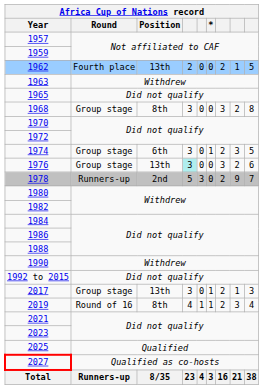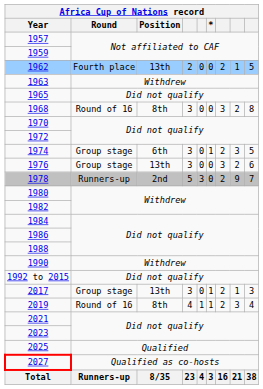(104, 109) Group stage -> (104, 109) Round of 16
(190, 165) paleturquoise background -> (190, 165) no background
